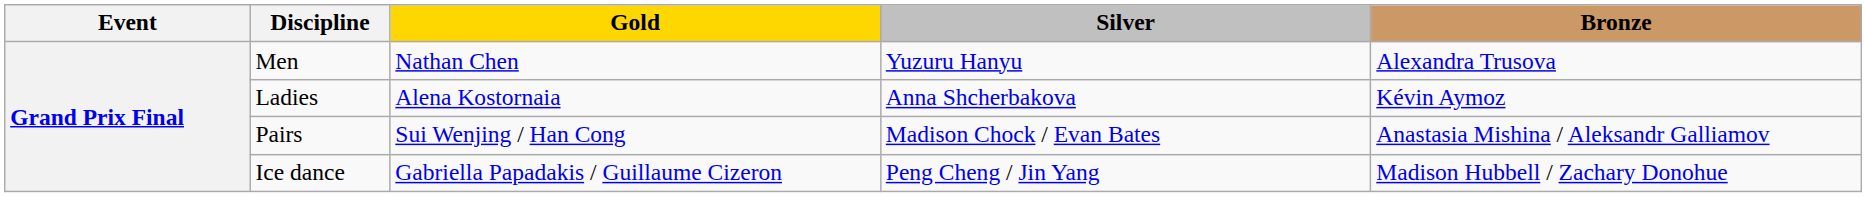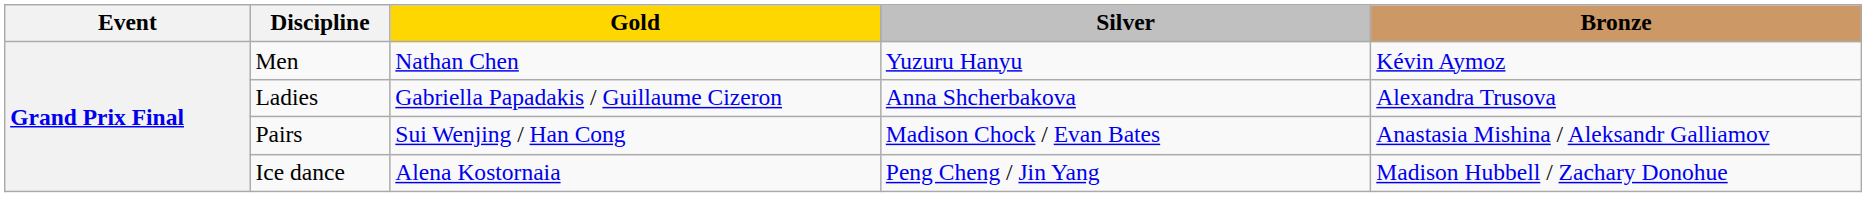(1466, 60) Alexandra Trusova -> (1441, 60) Kévin Aymoz
(478, 97) Alena Kostornaia -> (589, 97) Gabriella Papadakis / Guillaume Cizeron
(1441, 97) Kévin Aymoz -> (1466, 97) Alexandra Trusova
(589, 172) Gabriella Papadakis / Guillaume Cizeron -> (478, 172) Alena Kostornaia
